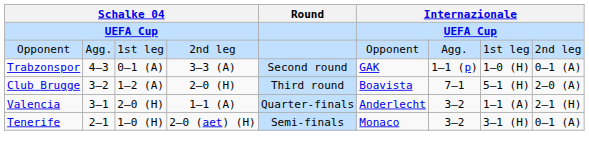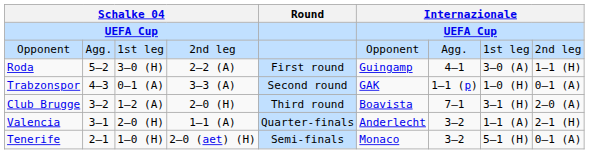+ row: (20, 67)
(506, 85) 5–1 (H) -> (506, 103) 3–1 (H)
(506, 121) 3–1 (H) -> (506, 139) 5–1 (H)
